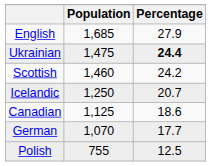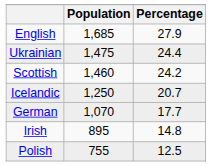(170, 53) bold -> (170, 53) normal
- row: (35, 112)
+ row: (35, 131)
